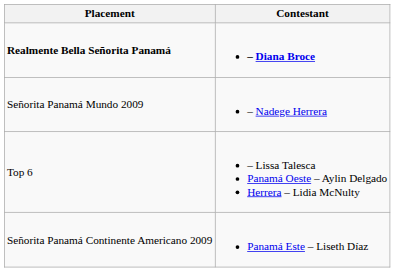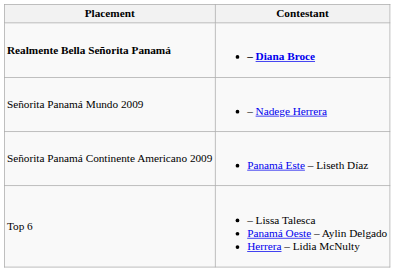rows swapped: (110, 240) <-> (20, 172)
